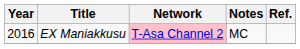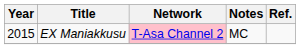(21, 33) 2016 -> (21, 33) 2015
